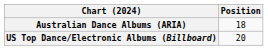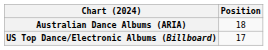(241, 38) 20 -> (241, 38) 17
